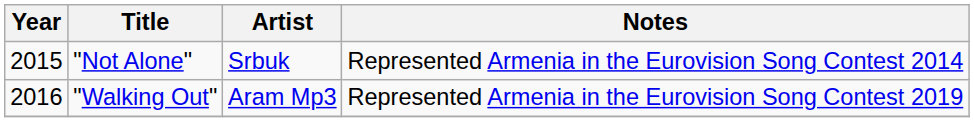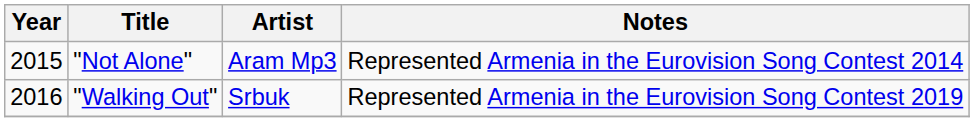(259, 60) Srbuk -> (282, 60) Aram Mp3
(282, 97) Aram Mp3 -> (259, 97) Srbuk
